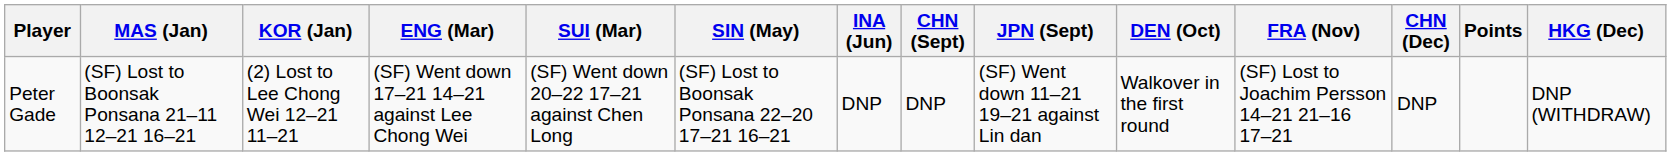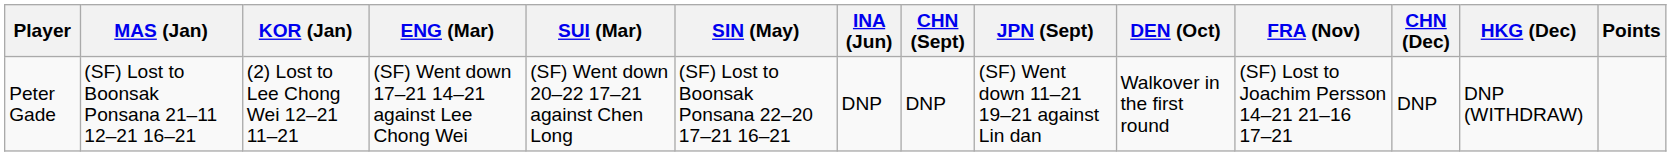columns swapped: (1596, 31) <-> (1493, 31)
